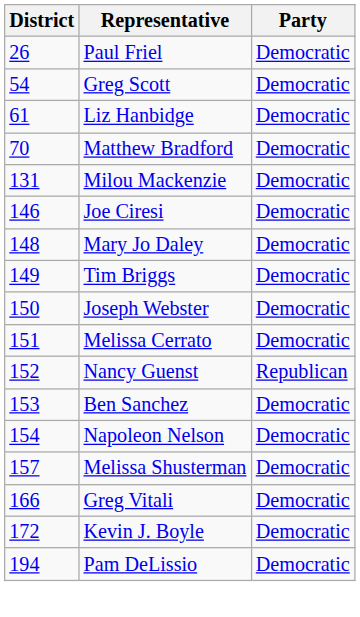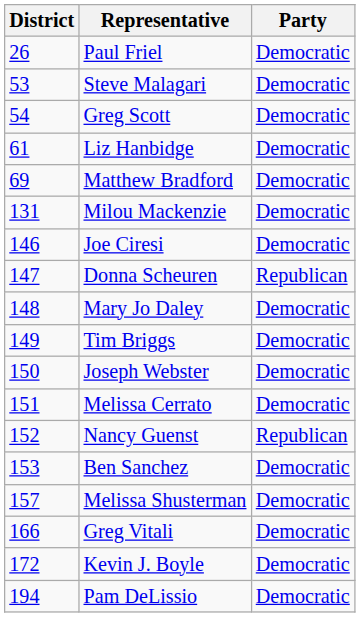+ row: (145, 84)
(19, 148) 70 -> (19, 180) 69
+ row: (150, 276)
- row: (154, 436)
